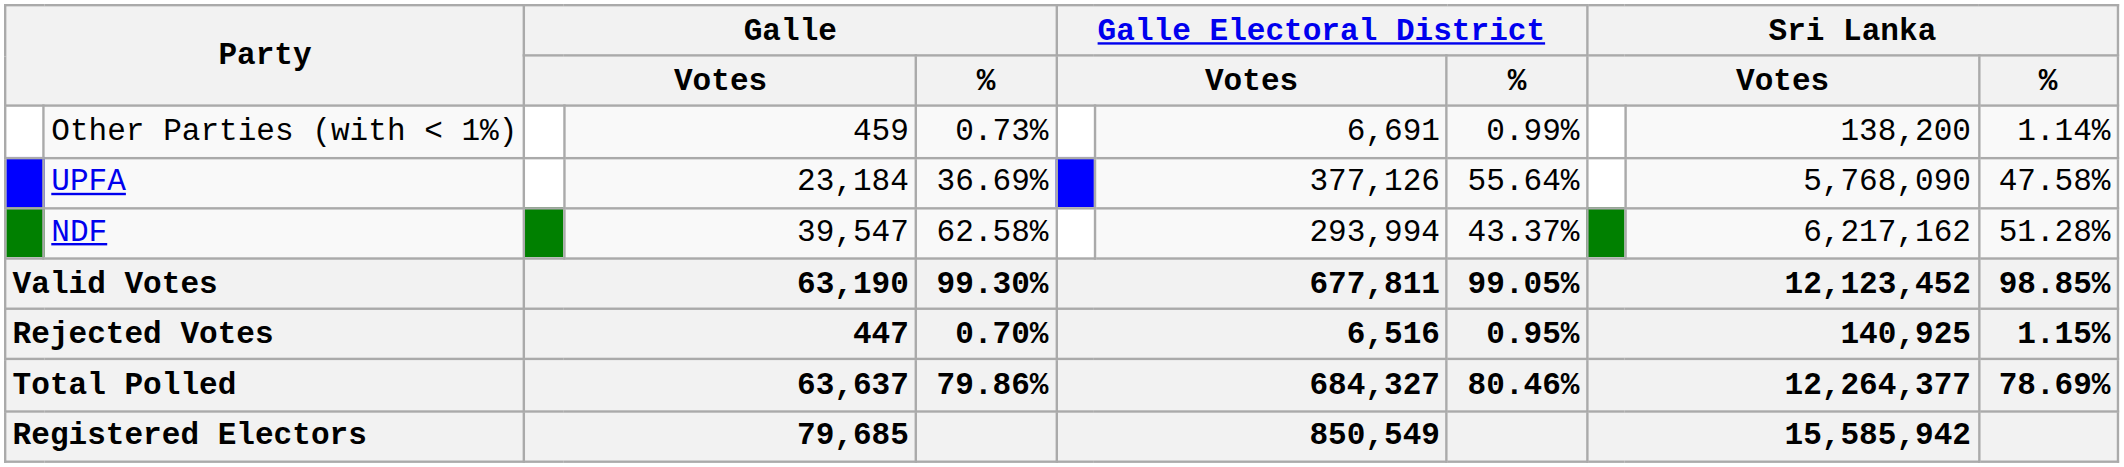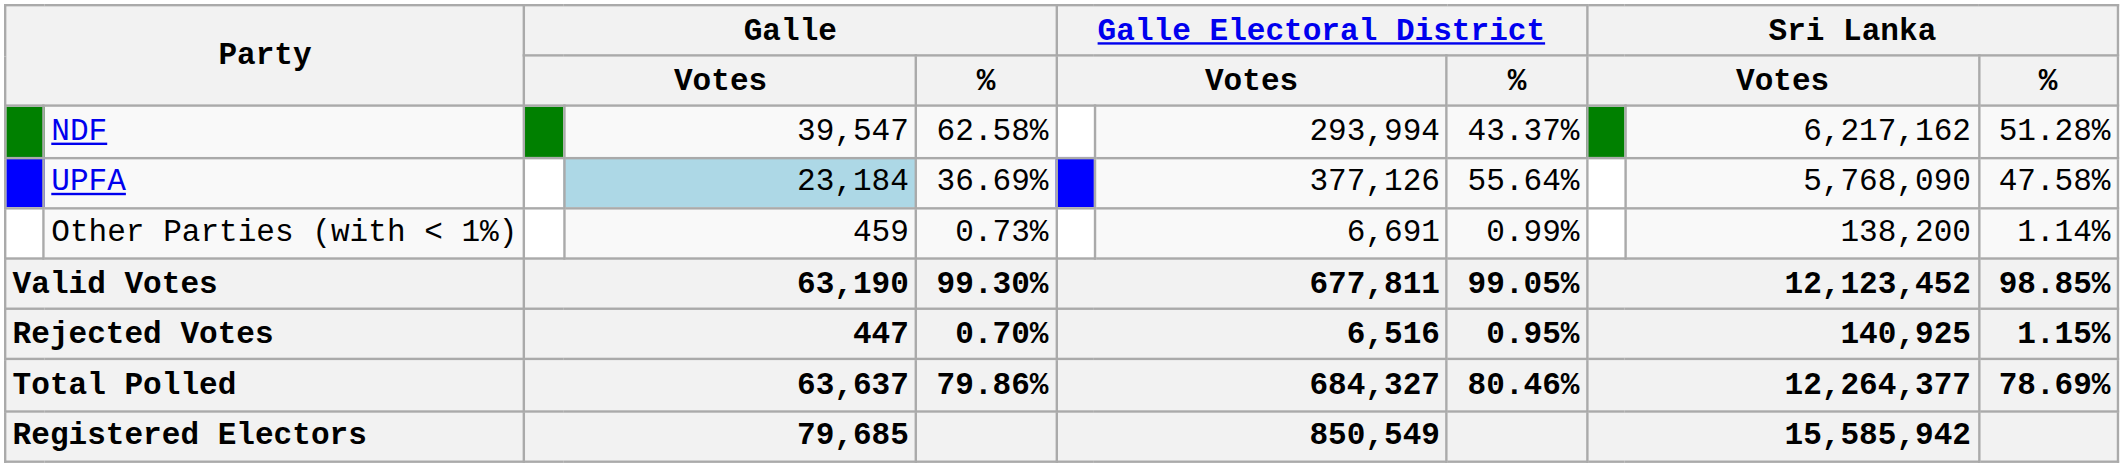rows swapped: (79, 233) <-> (284, 132)
(853, 182) no background -> (853, 182) lightblue background
